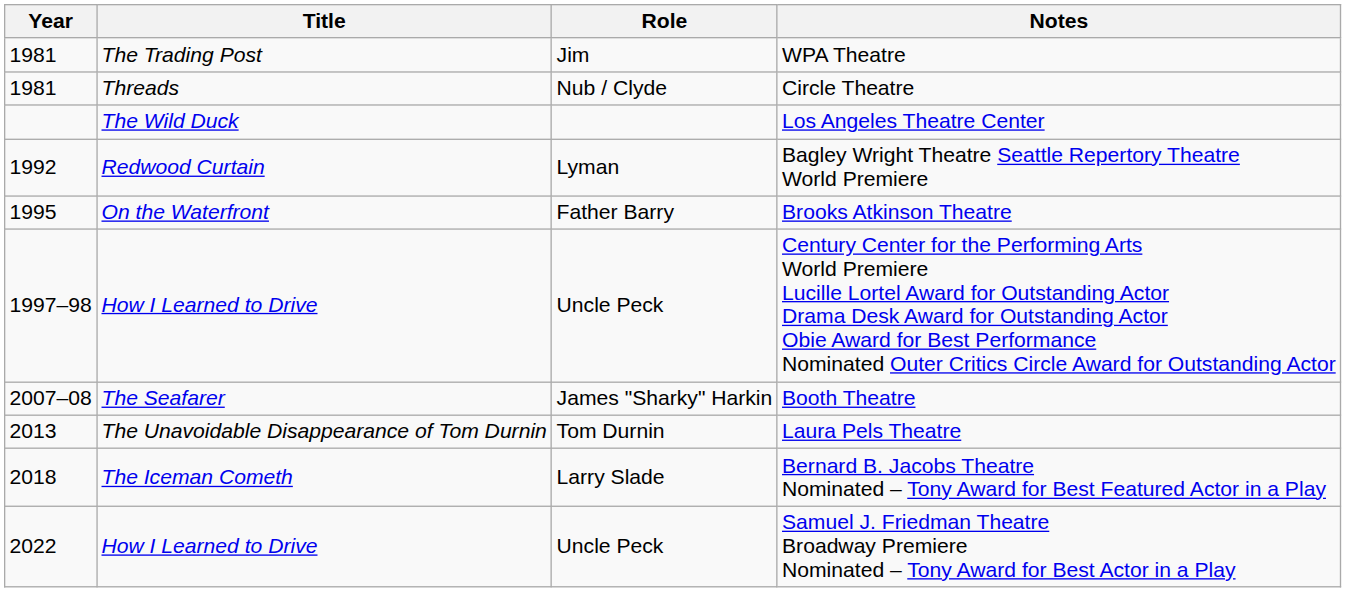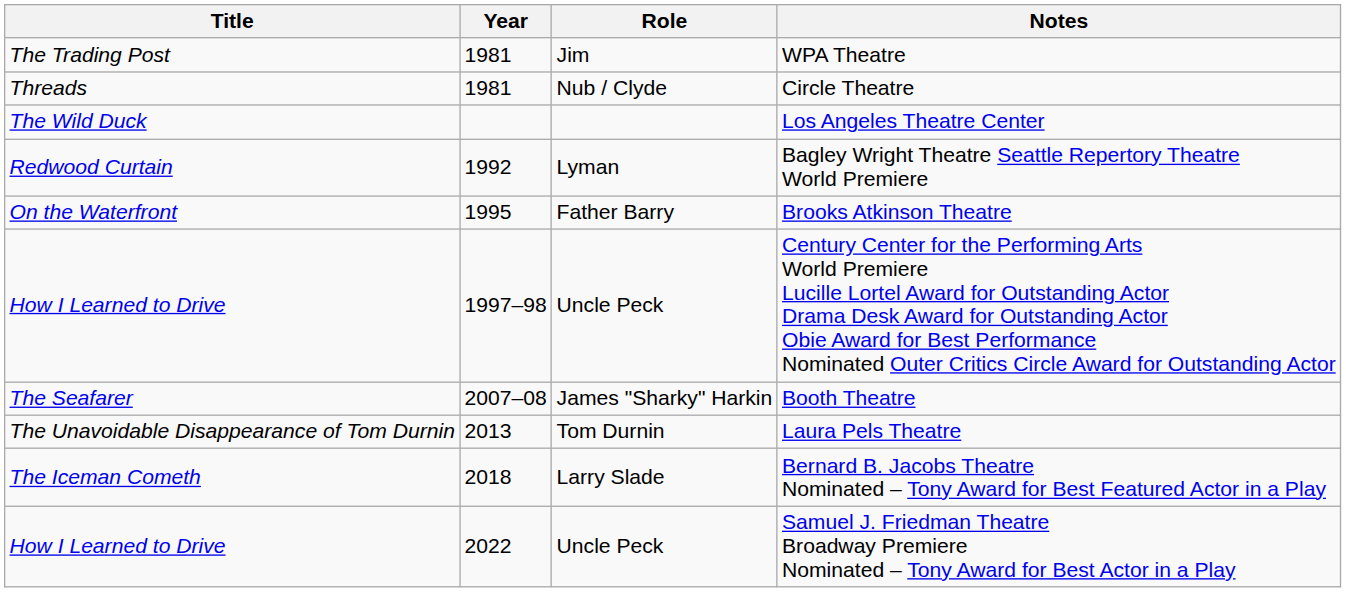columns swapped: (51, 21) <-> (324, 21)
